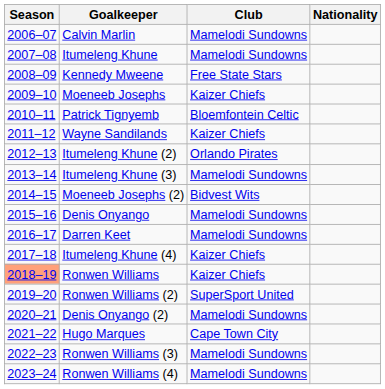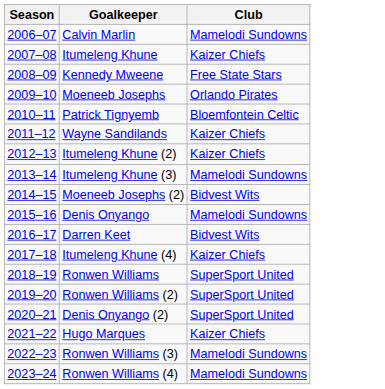- column: (345, 15)
(249, 55) Mamelodi Sundowns -> (228, 55) Kaizer Chiefs
(228, 94) Kaizer Chiefs -> (234, 94) Orlando Pirates
(234, 154) Orlando Pirates -> (228, 154) Kaizer Chiefs
(249, 234) Mamelodi Sundowns -> (225, 234) Bidvest Wits
(32, 274) lightsalmon background -> (32, 274) no background
(228, 274) Kaizer Chiefs -> (242, 274) SuperSport United
(249, 314) Mamelodi Sundowns -> (242, 314) SuperSport United
(234, 334) Cape Town City -> (228, 334) Kaizer Chiefs
